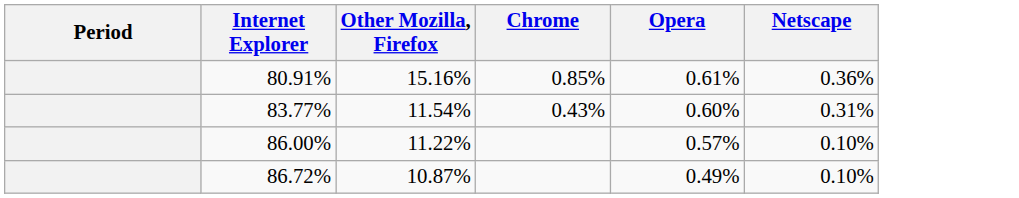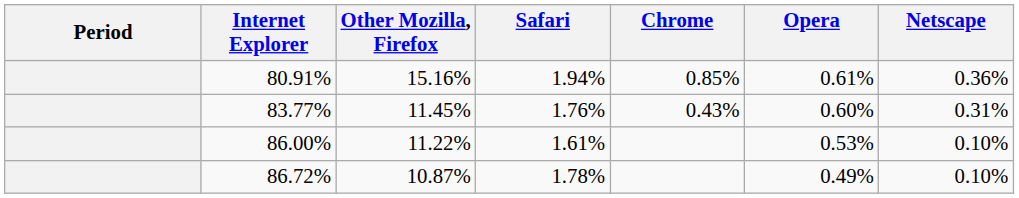+ column: (543, 20)
(439, 110) 11.54% -> (439, 110) 11.45%
(713, 143) 0.57% -> (847, 143) 0.53%
